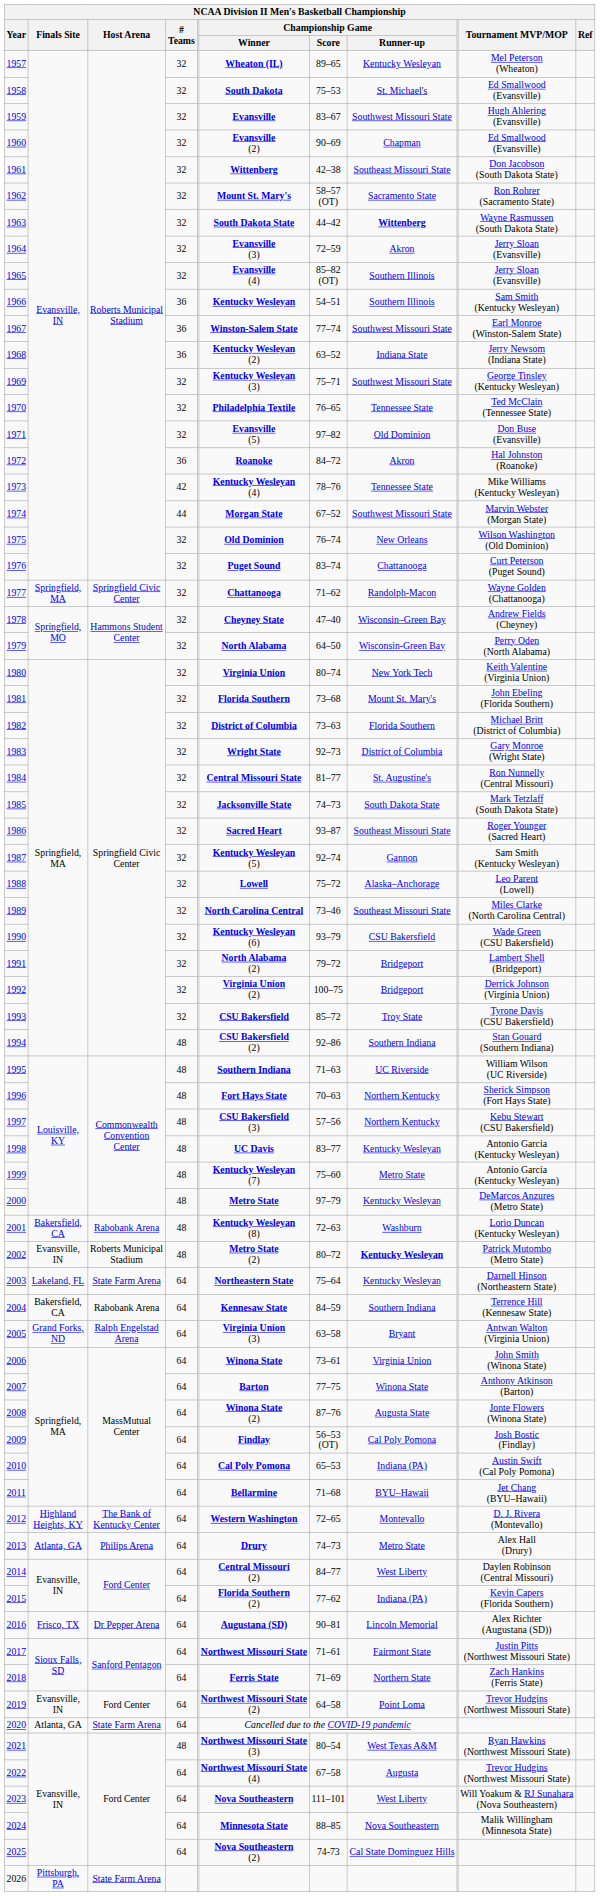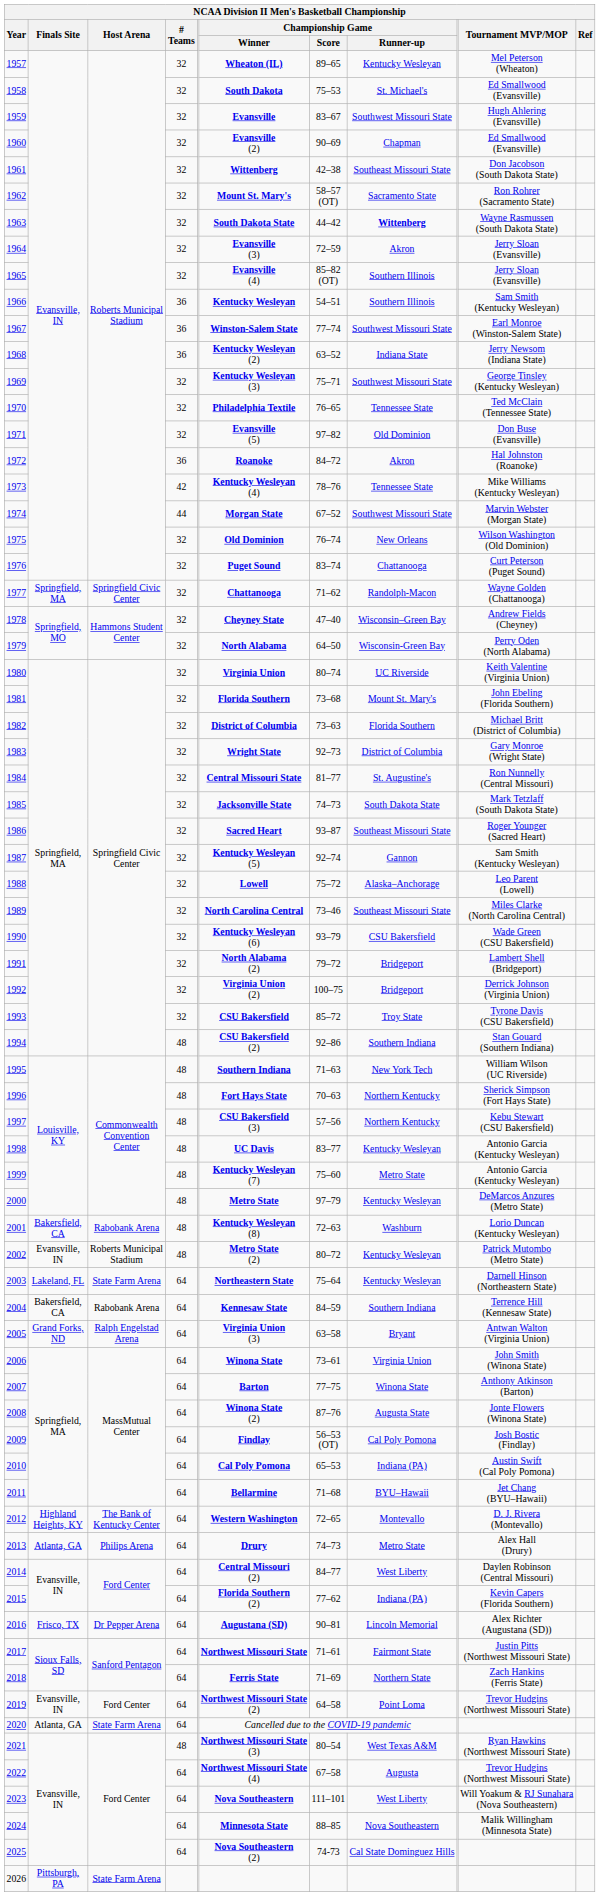(402, 672) New York Tech -> (402, 672) UC Riverside
(402, 1069) UC Riverside -> (402, 1069) New York Tech
(402, 1254) bold -> (402, 1254) normal
